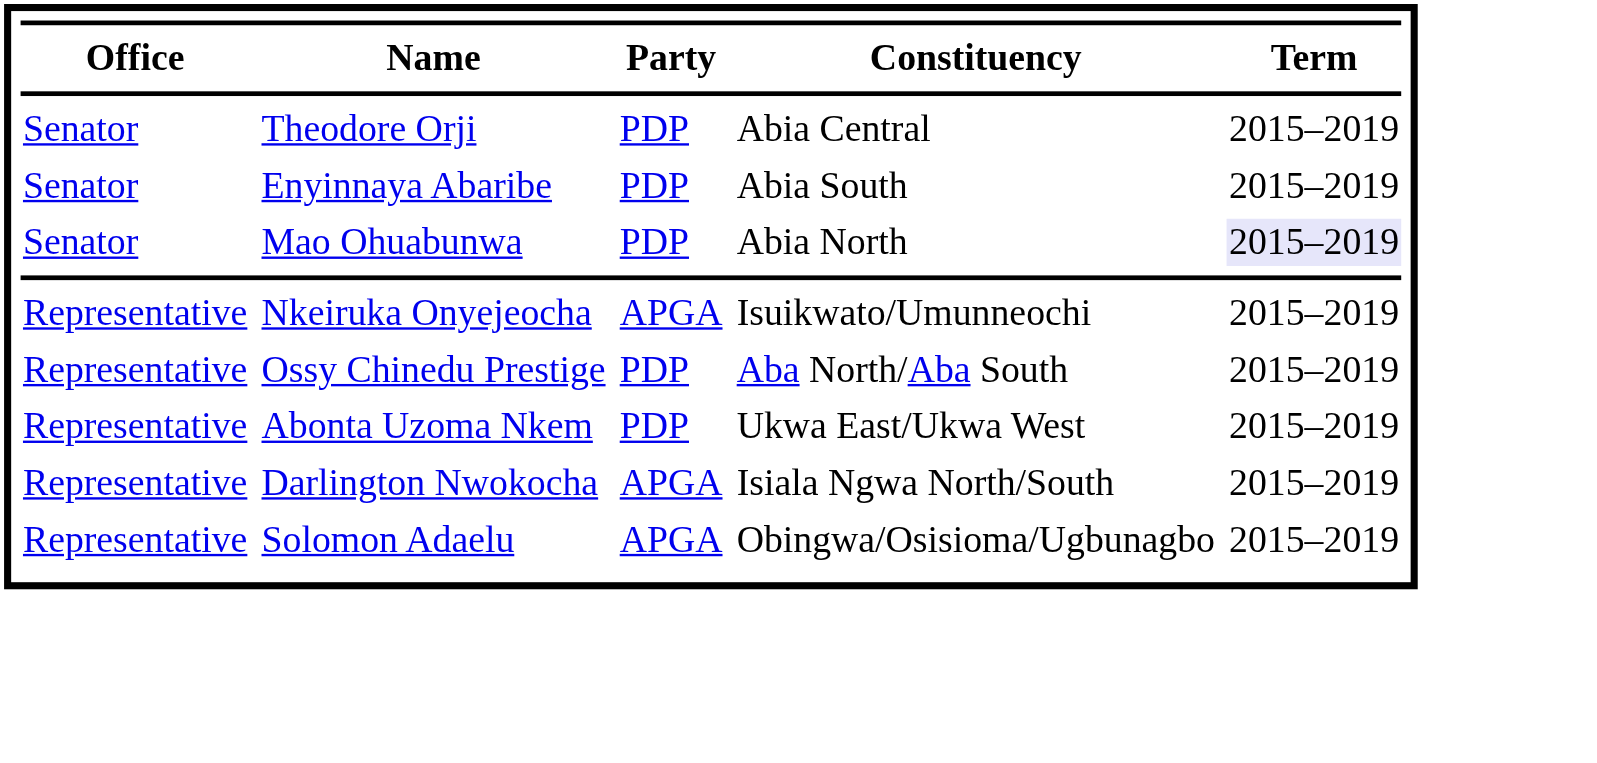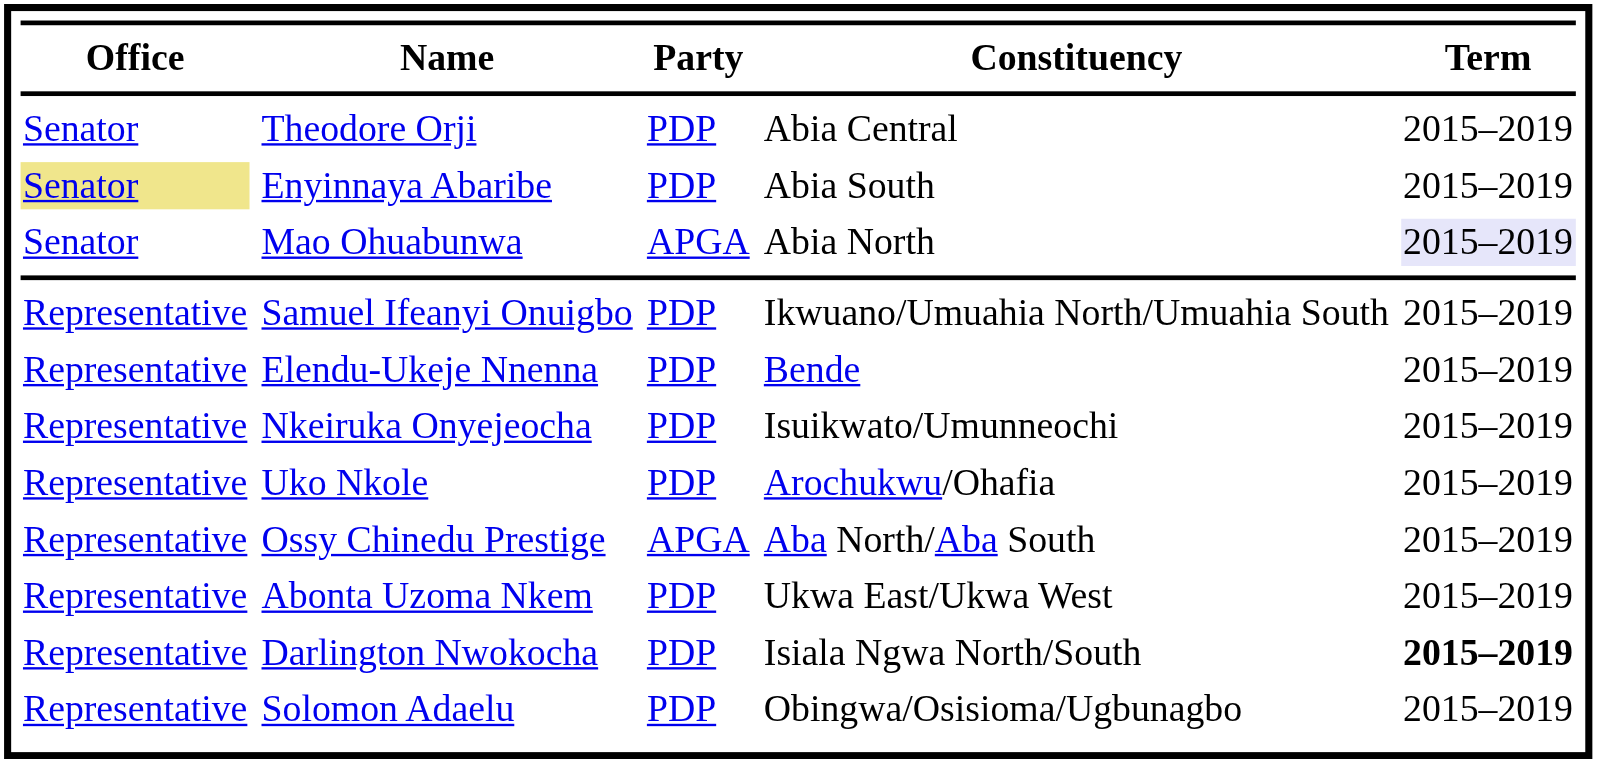(81, 185) no background -> (81, 185) khaki background
(654, 241) PDP -> (698, 241) APGA
+ row: (447, 312)
+ row: (430, 369)
(671, 312) APGA -> (682, 425) PDP
+ row: (345, 482)
(654, 369) PDP -> (698, 539) APGA
(671, 482) APGA -> (682, 652) PDP
(1314, 482) normal -> (1488, 652) bold
(671, 539) APGA -> (682, 708) PDP
